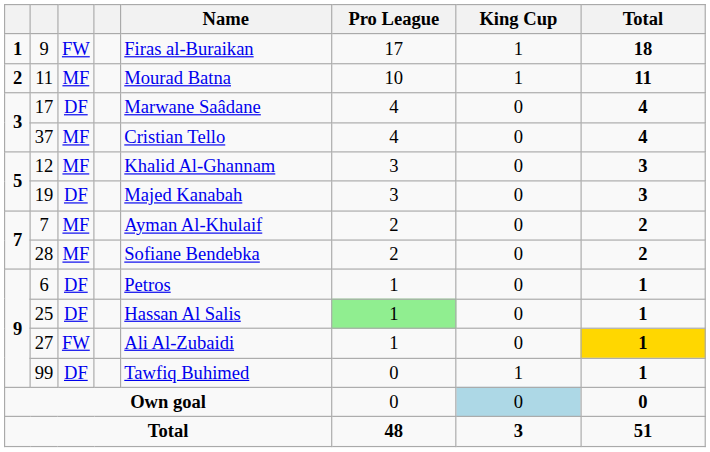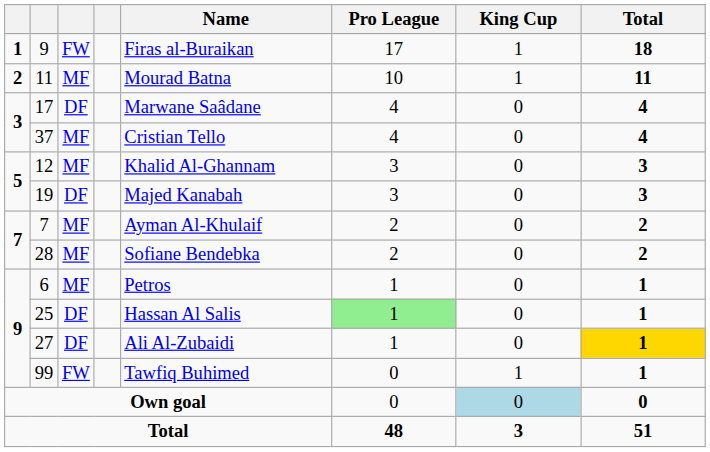(76, 284) DF -> (76, 284) MF
(76, 343) FW -> (76, 343) DF
(76, 372) DF -> (76, 372) FW
